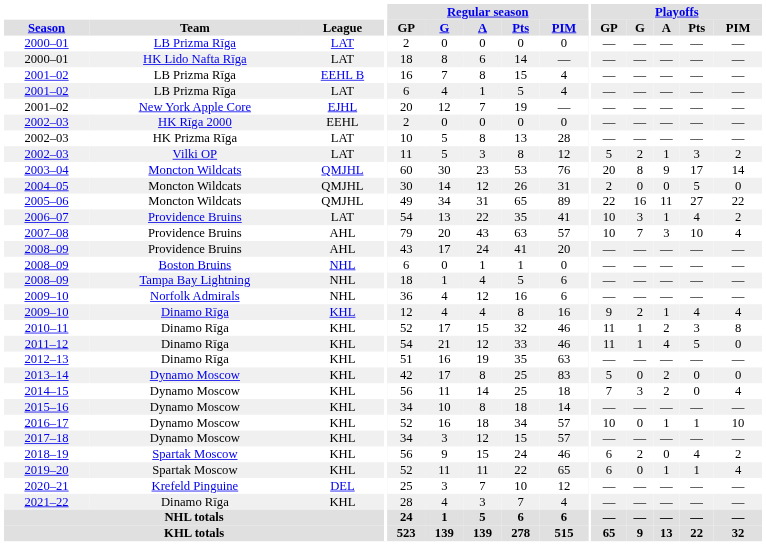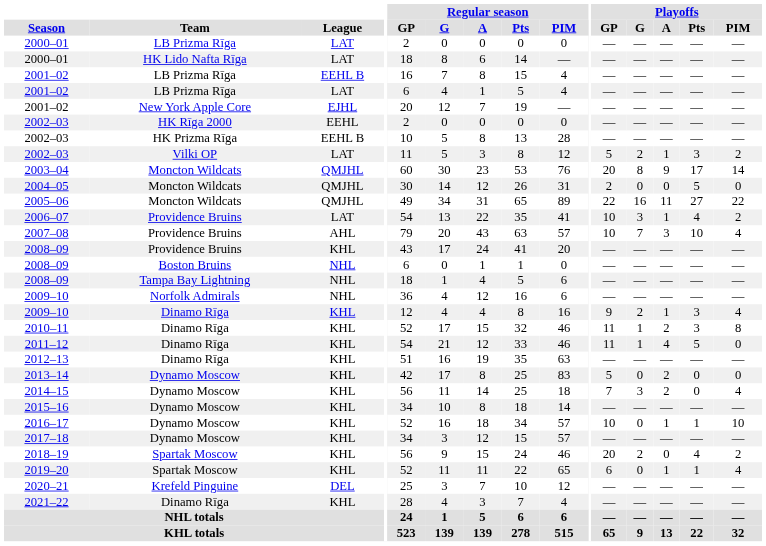(342, 138) LAT -> (342, 138) EEHL B
(342, 249) AHL -> (342, 249) KHL
(697, 312) 4 -> (697, 312) 3
(609, 454) 6 -> (609, 454) 20
